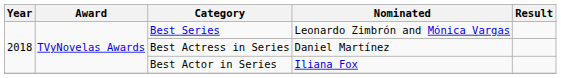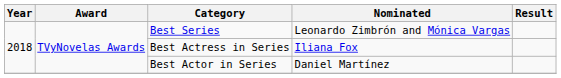(342, 47) Daniel Martínez -> (326, 47) Iliana Fox
(326, 64) Iliana Fox -> (342, 64) Daniel Martínez
